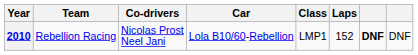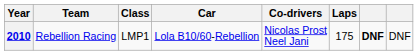columns swapped: (152, 13) <-> (313, 13)
(344, 36) 152 -> (344, 36) 175
